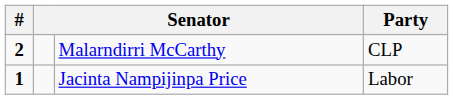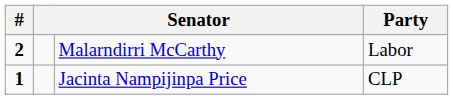(385, 49) CLP -> (390, 49) Labor
(390, 79) Labor -> (385, 79) CLP
